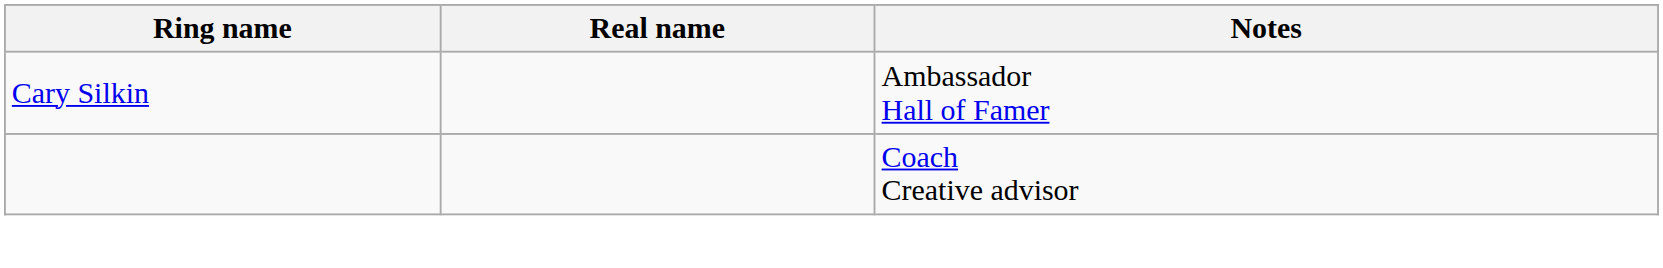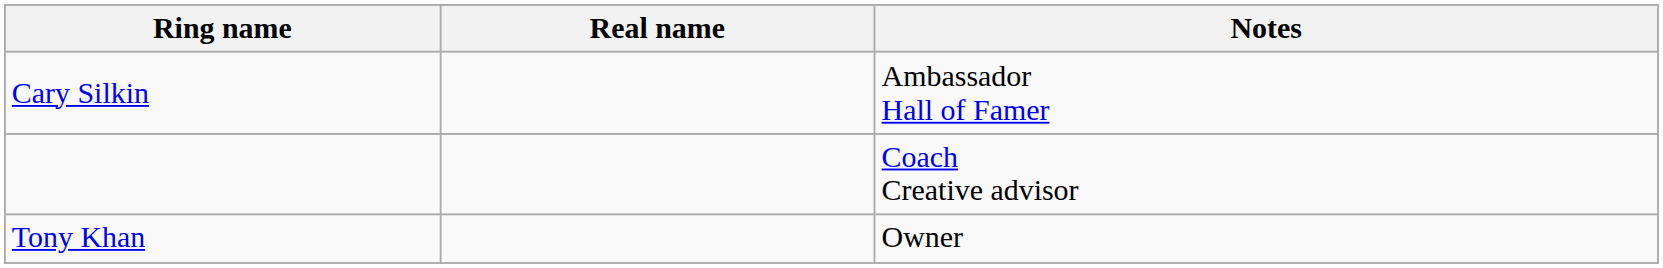+ row: (79, 237)
